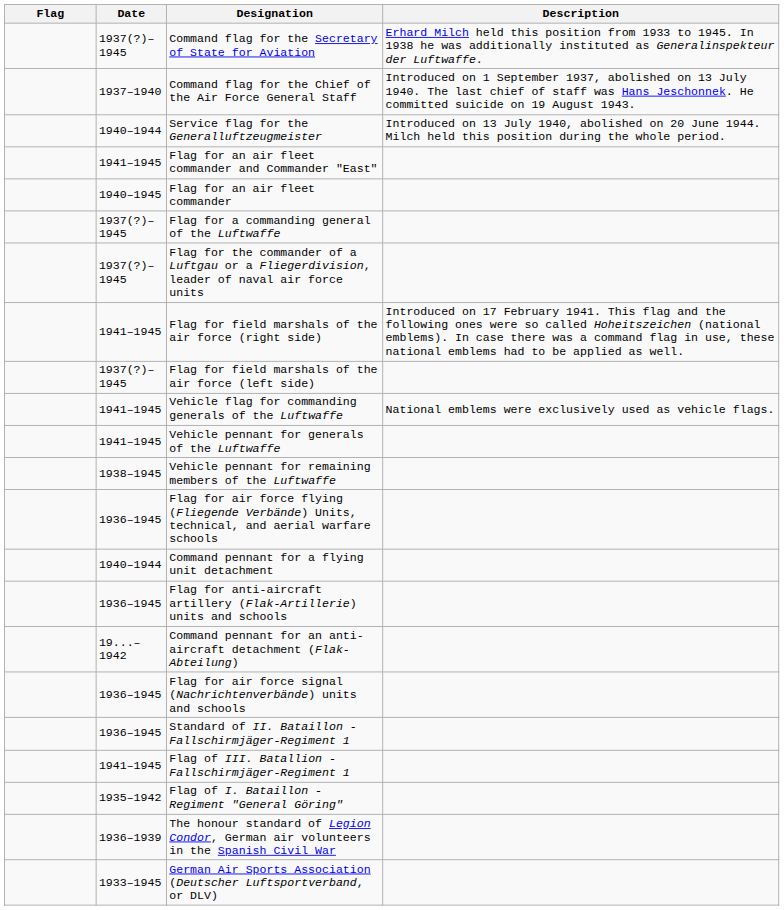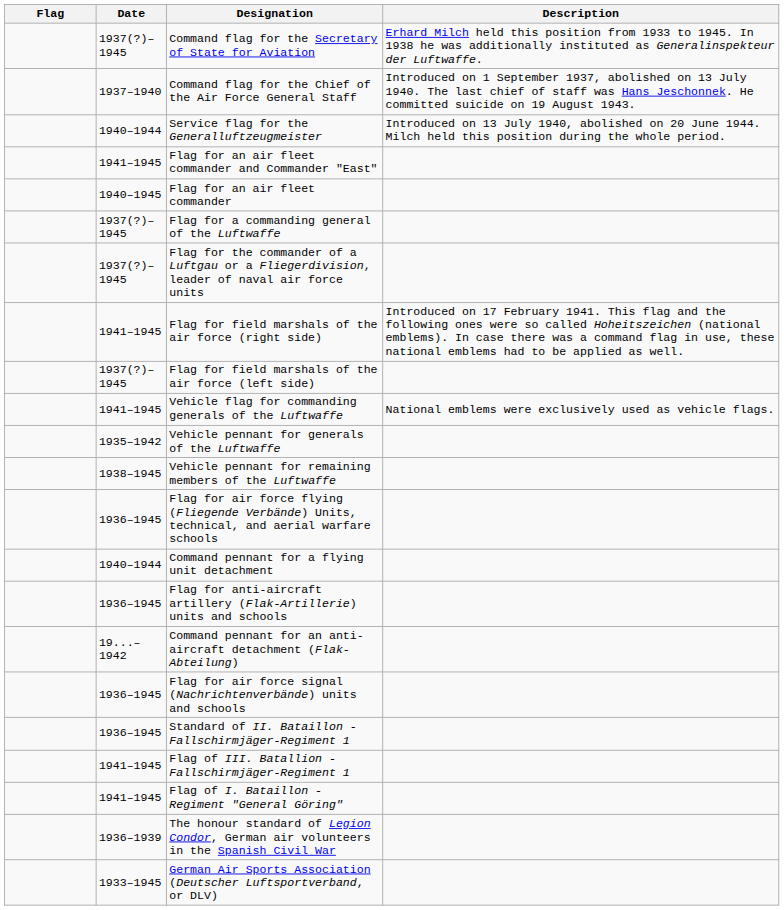(130, 442) 1941–1945 -> (130, 442) 1935–1942
(130, 798) 1935–1942 -> (130, 798) 1941–1945
